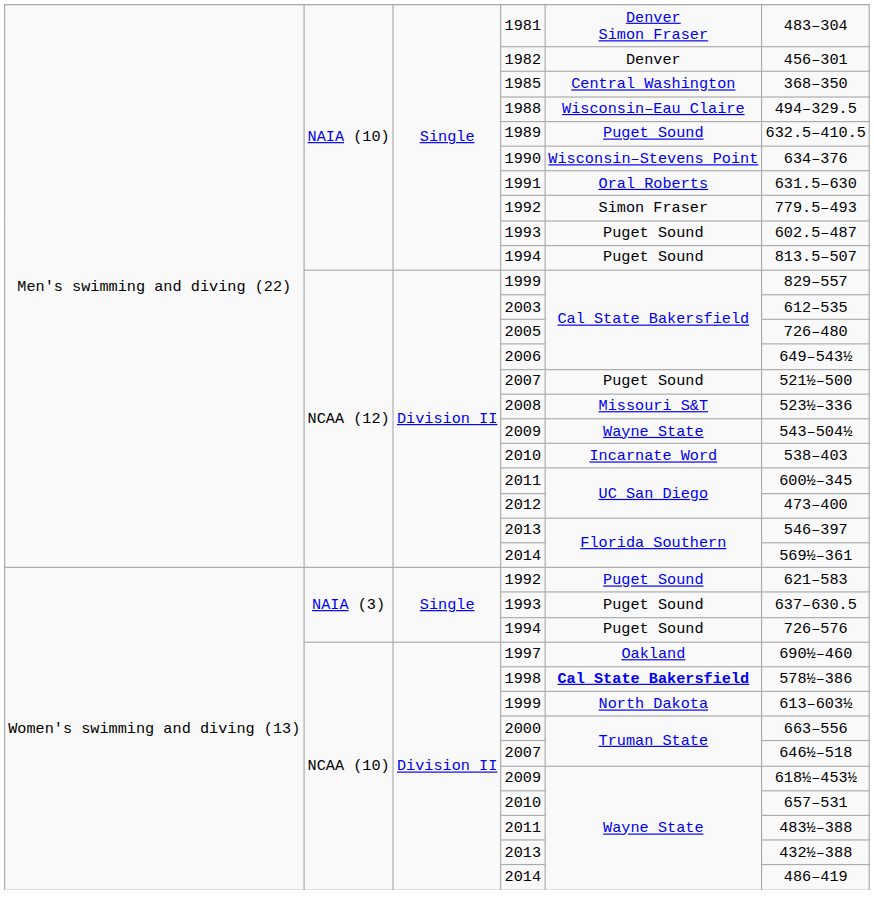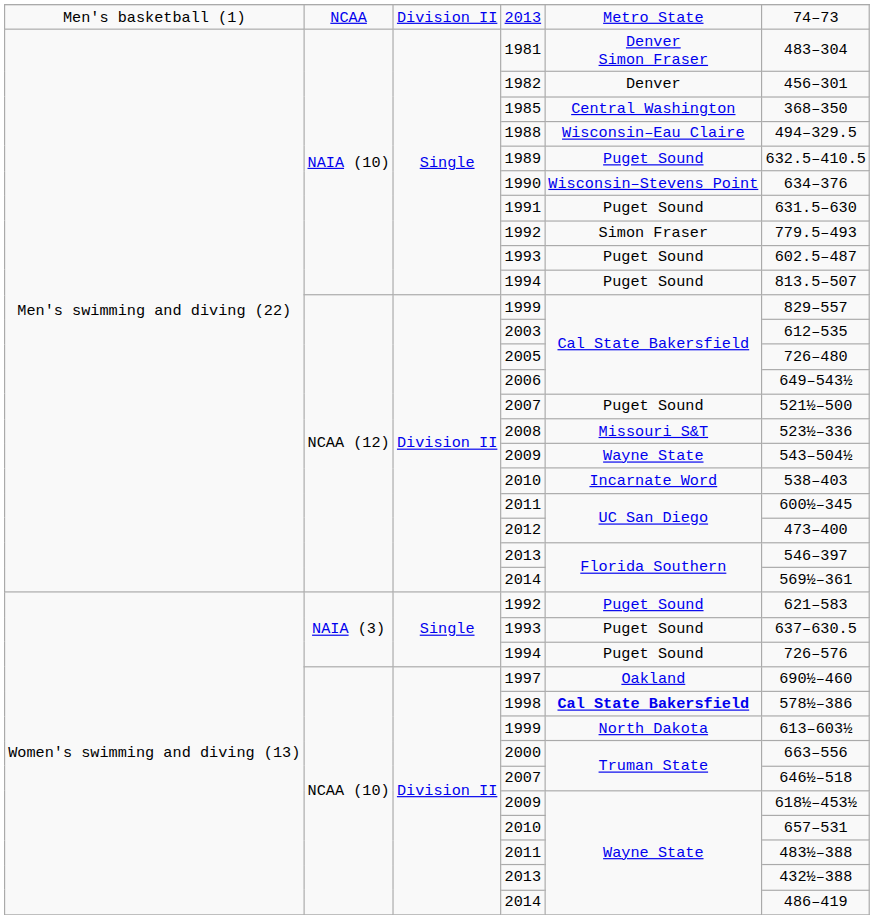+ row: (349, 17)
(653, 183) Oral Roberts -> (653, 208) Puget Sound
